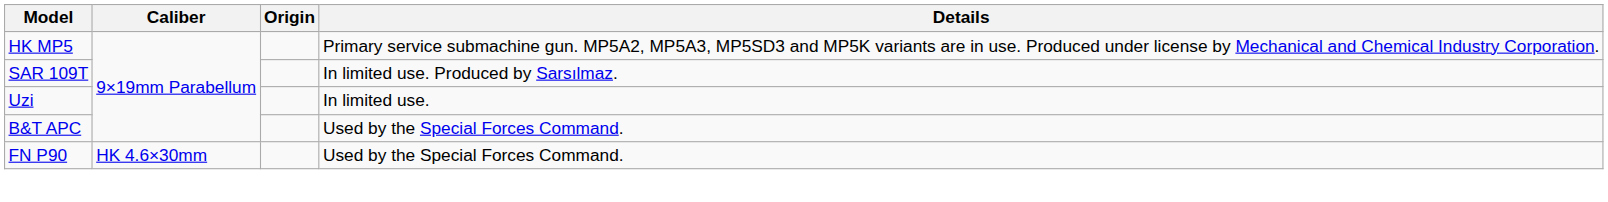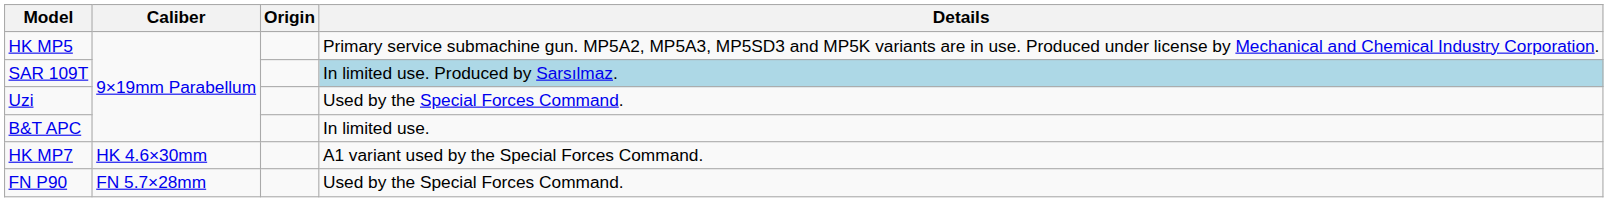(470, 73) no background -> (470, 73) lightblue background
(376, 100) In limited use. -> (473, 100) Used by the Special Forces Command.
(473, 127) Used by the Special Forces Command. -> (376, 127) In limited use.
+ row: (41, 155)
(152, 155) HK 4.6×30mm -> (151, 182) FN 5.7×28mm
